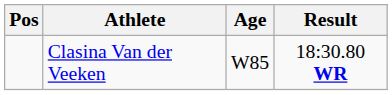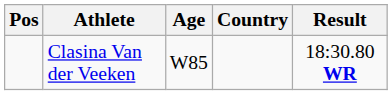+ column: (253, 20)
